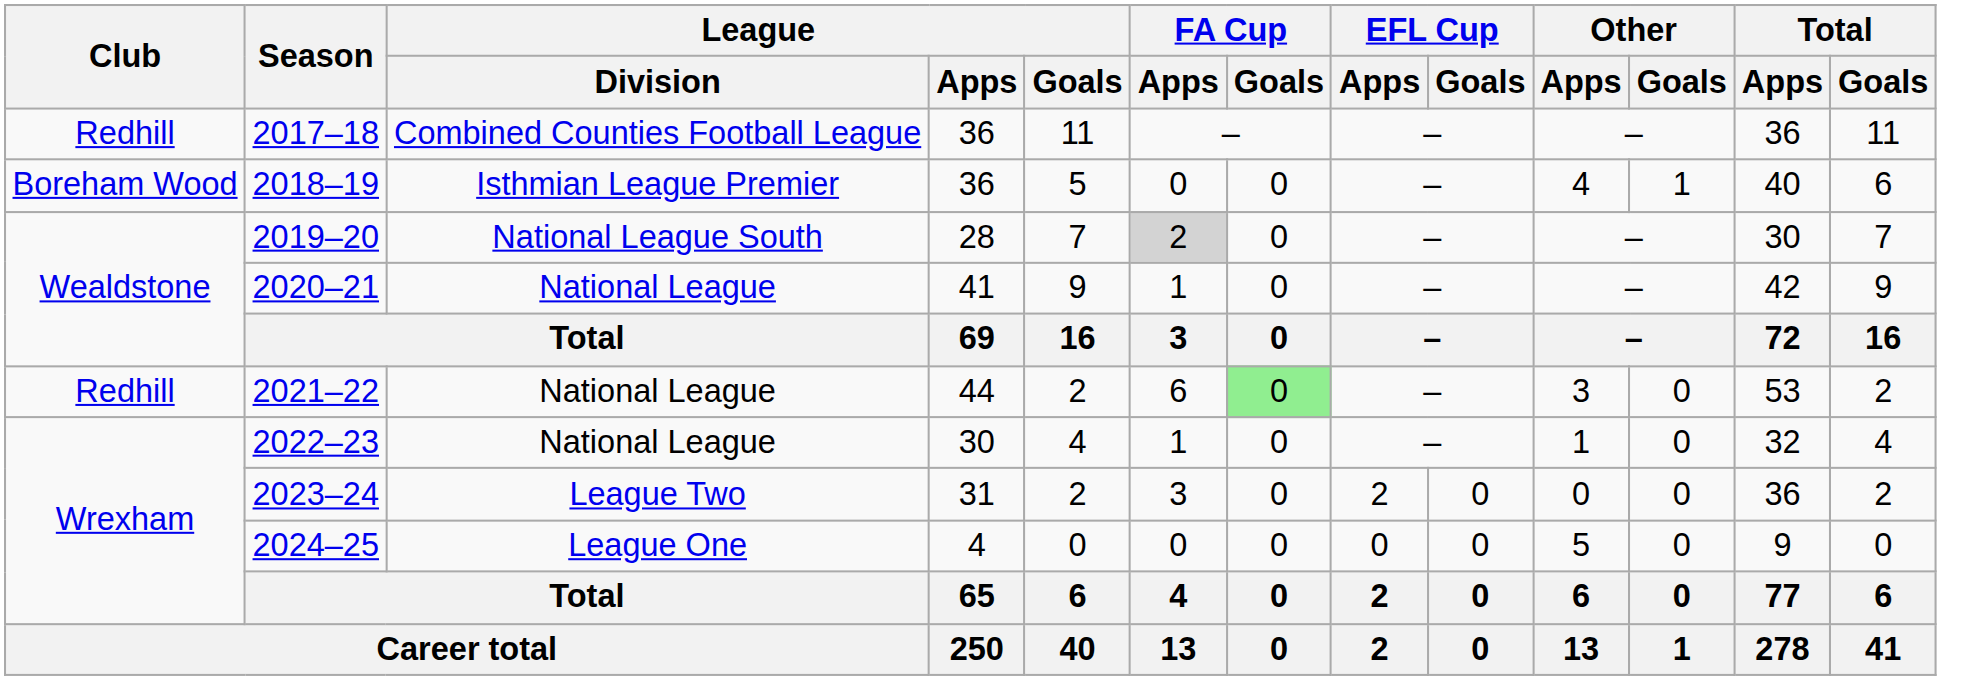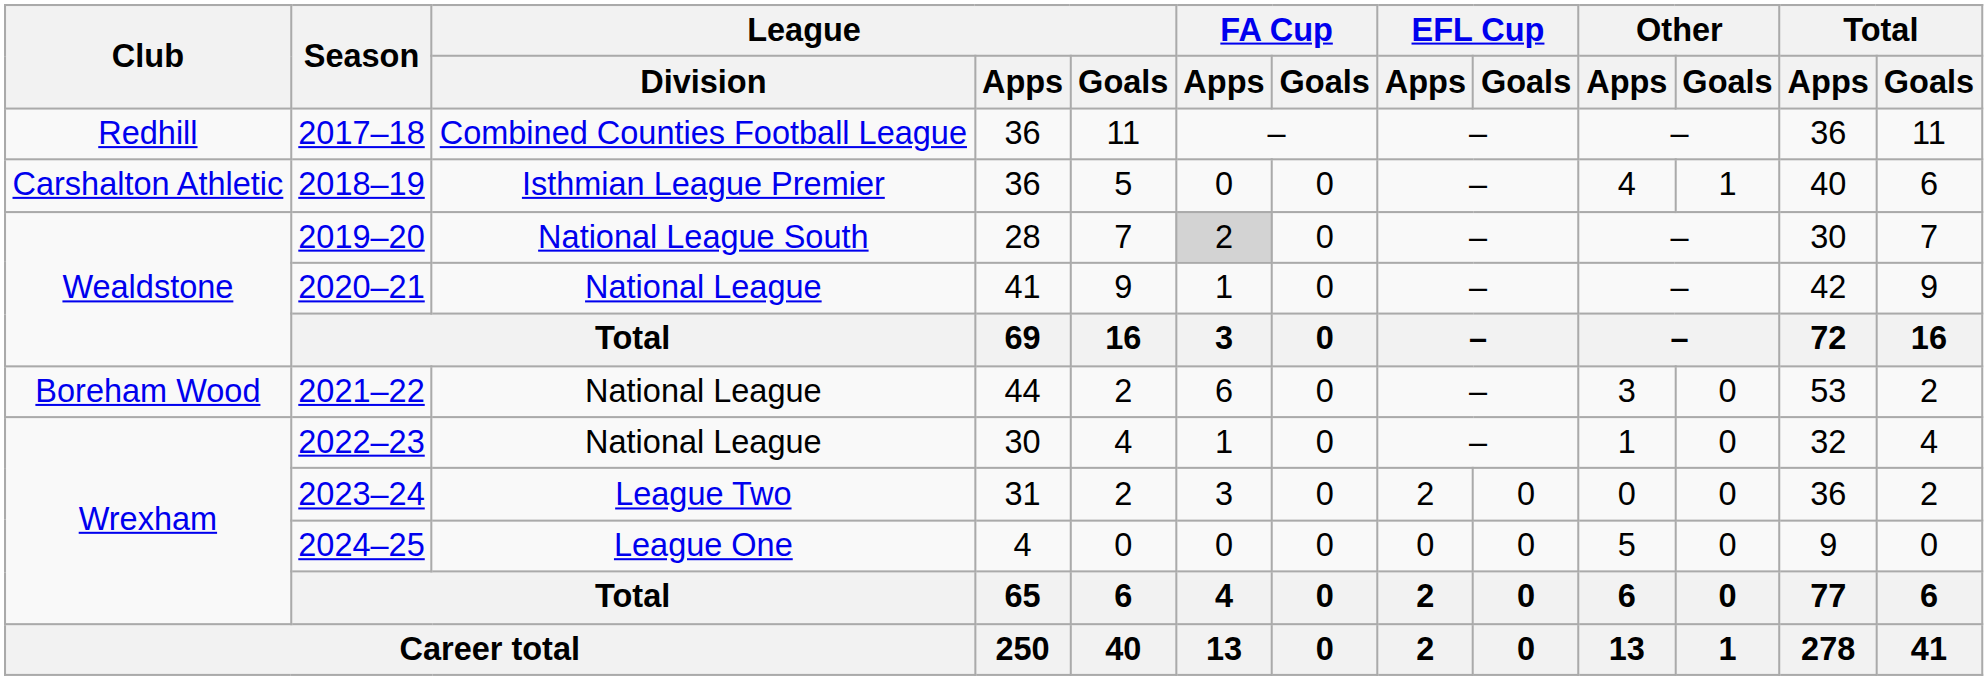(125, 184) Boreham Wood -> (148, 184) Carshalton Athletic
(125, 390) Redhill -> (148, 390) Boreham Wood
(1279, 390) lightgreen background -> (1325, 390) no background
